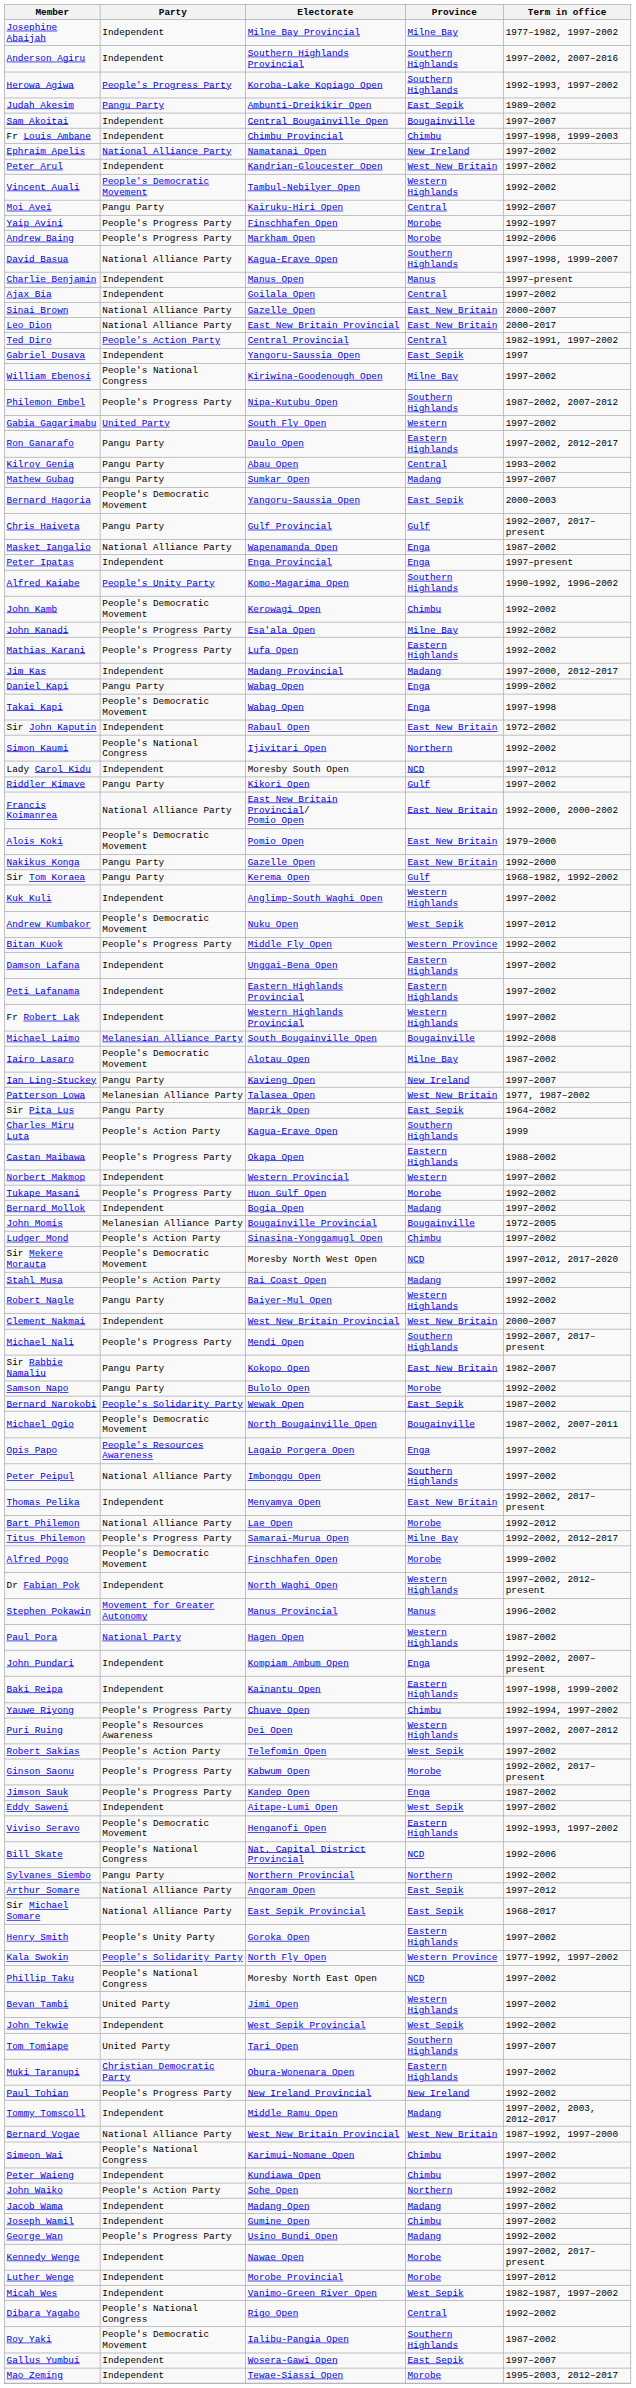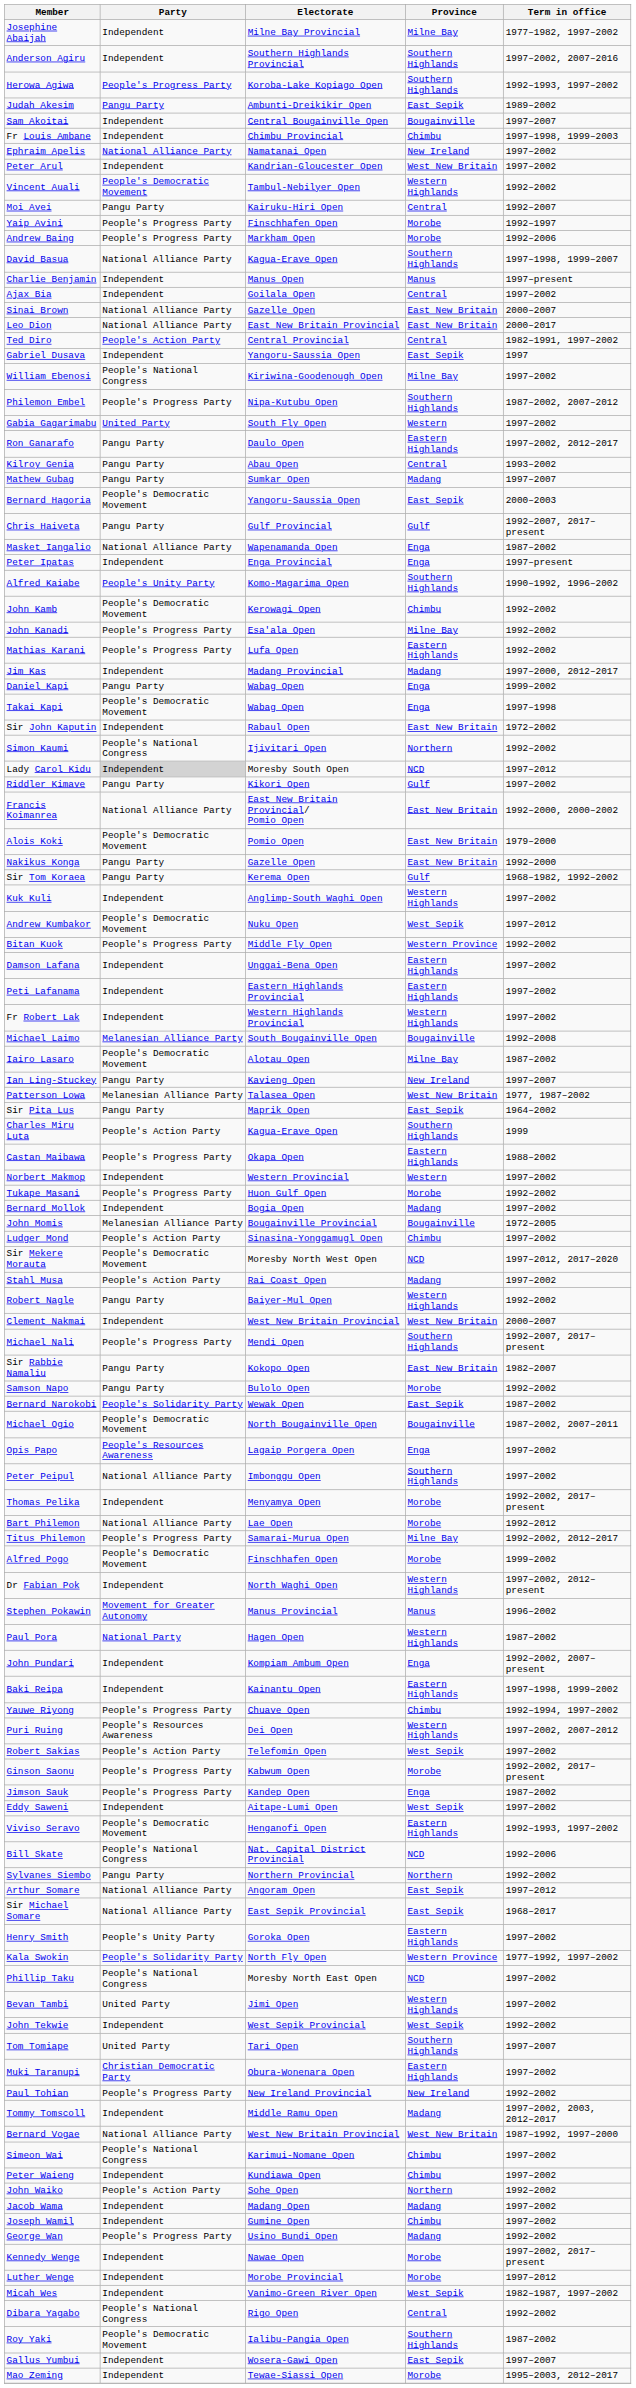(133, 769) no background -> (133, 769) lightgrey background
(452, 1503) East New Britain -> (424, 1503) Morobe
